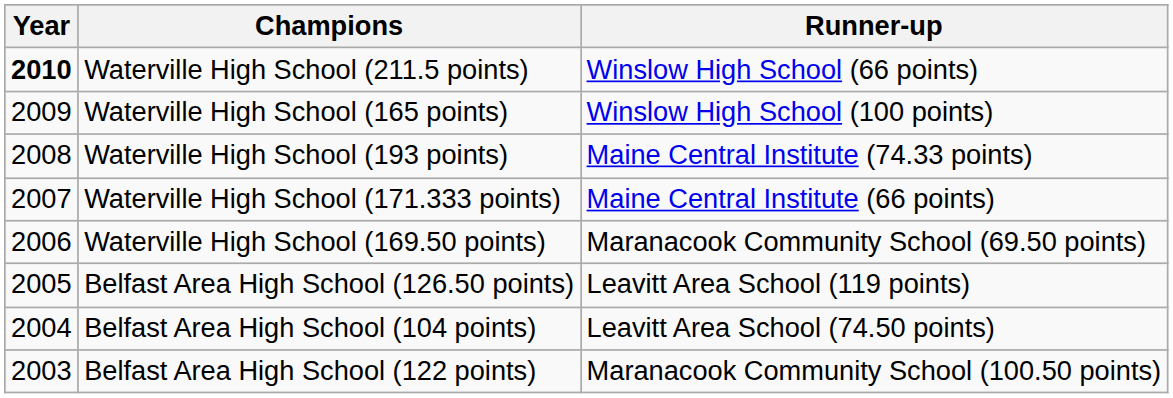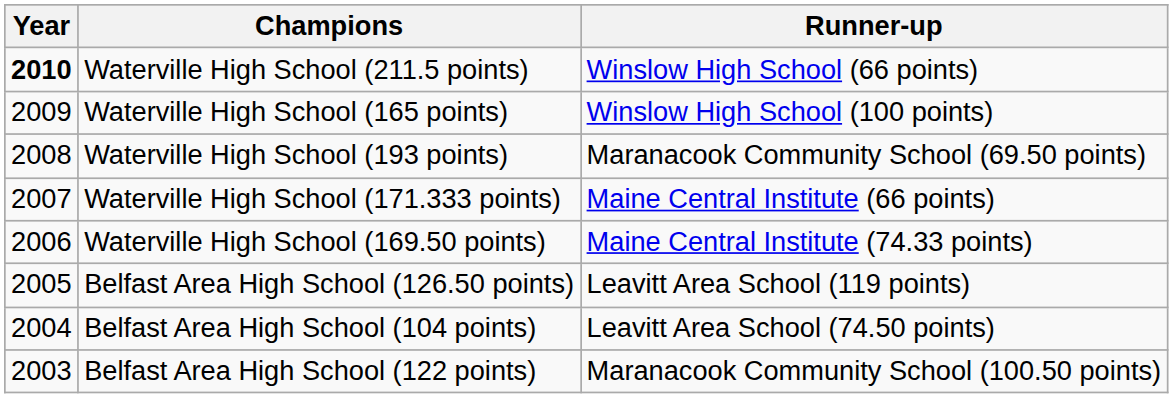(810, 155) Maine Central Institute (74.33 points) -> (866, 155) Maranacook Community School (69.50 points)
(866, 241) Maranacook Community School (69.50 points) -> (810, 241) Maine Central Institute (74.33 points)
